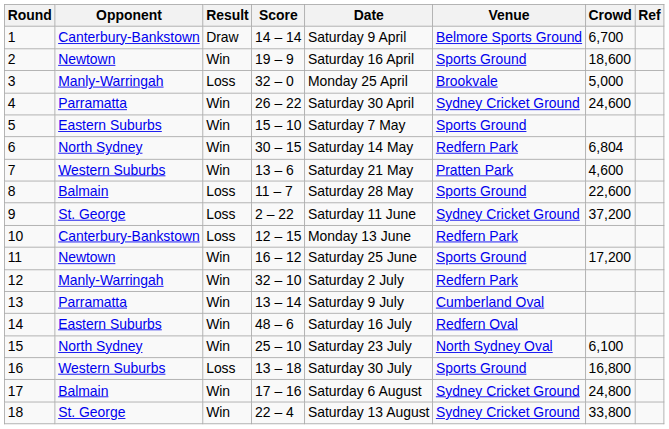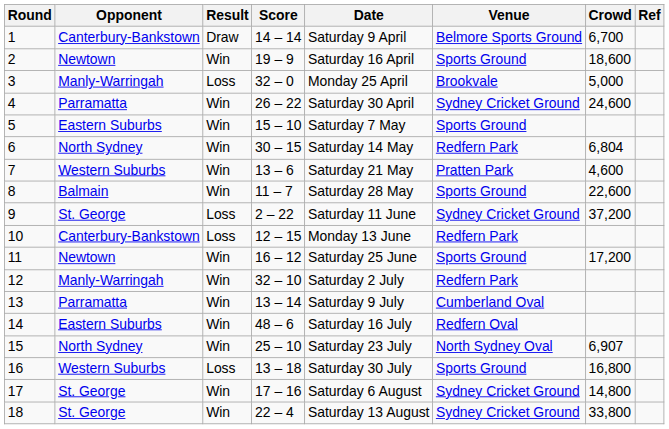(221, 192) Loss -> (218, 192) Win
(606, 346) 6,100 -> (606, 346) 6,907
(83, 390) Balmain -> (92, 390) St. George
(610, 390) 24,800 -> (610, 390) 14,800
